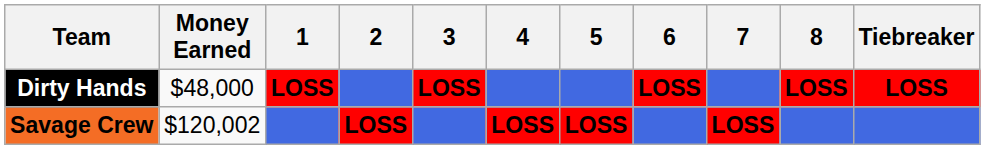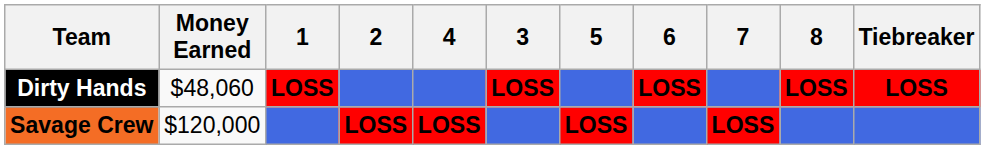columns swapped: (449, 37) <-> (523, 37)
(212, 88) $48,000 -> (212, 88) $48,060
(212, 126) $120,002 -> (212, 126) $120,000
